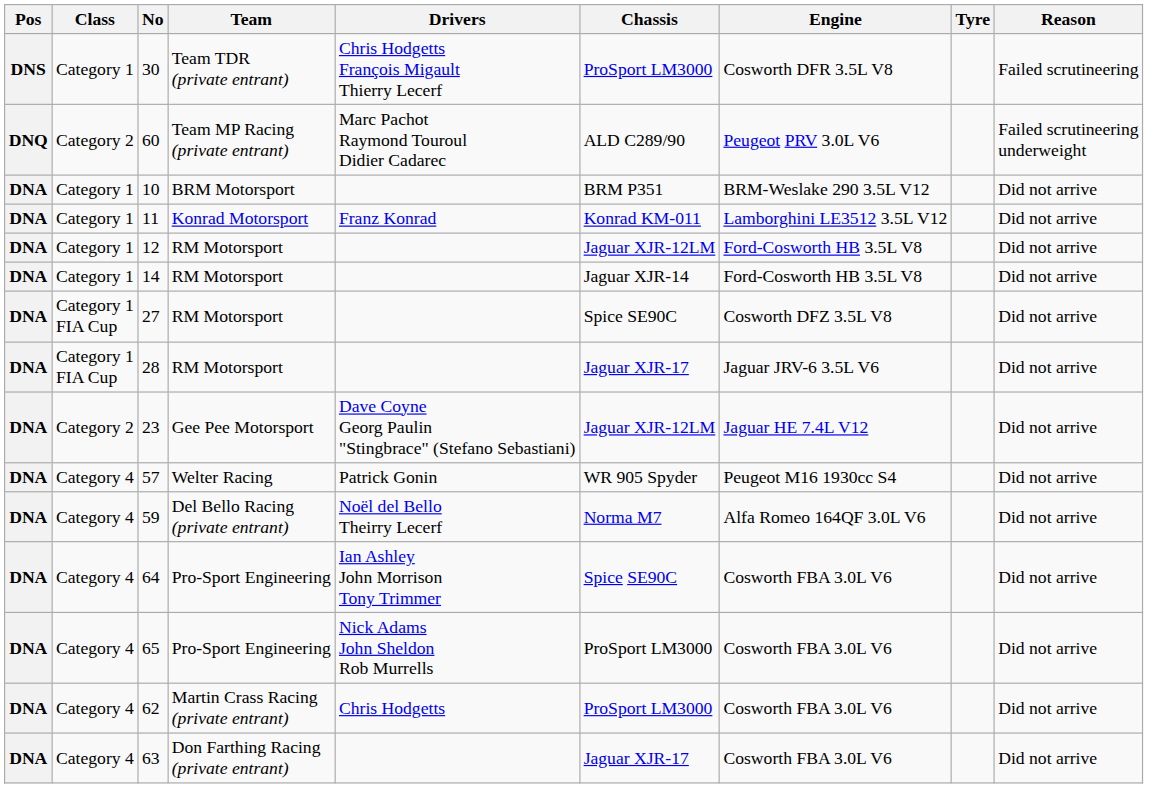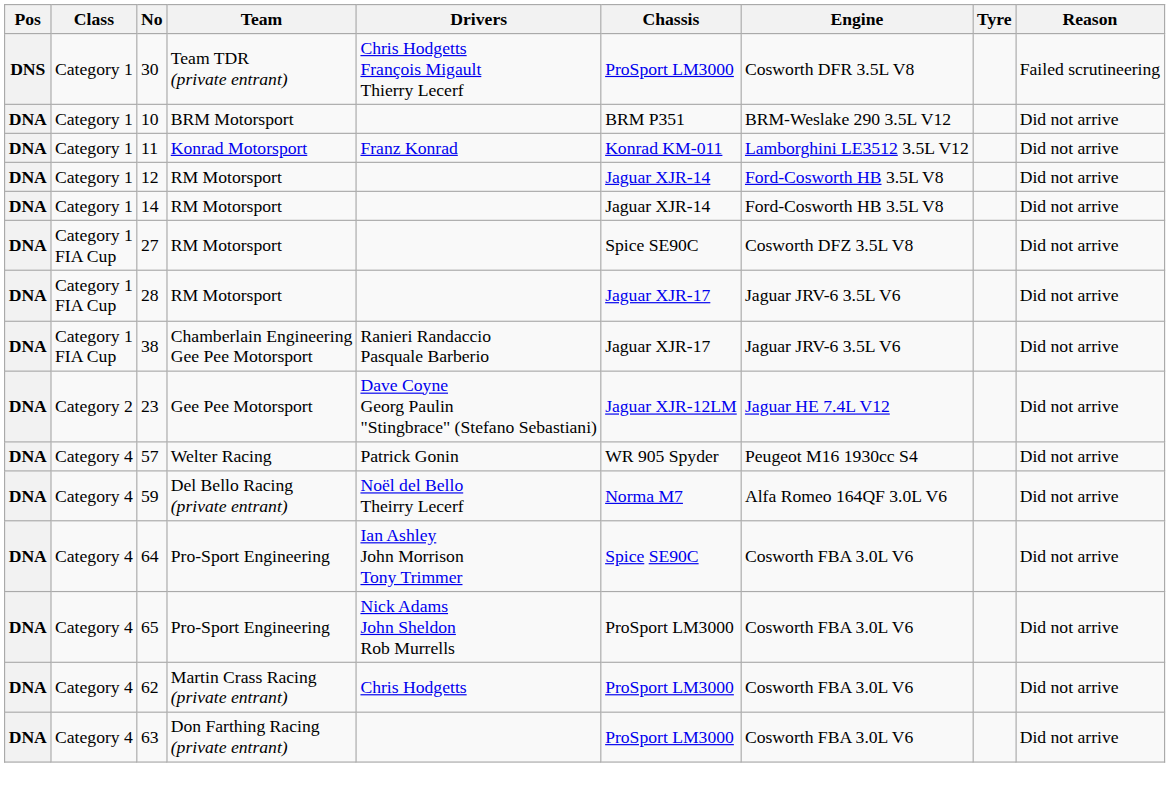- row: (151, 140)
(649, 248) Jaguar XJR-12LM -> (658, 177) Jaguar XJR-14
+ row: (150, 345)
(636, 758) Jaguar XJR-17 -> (669, 737) ProSport LM3000
